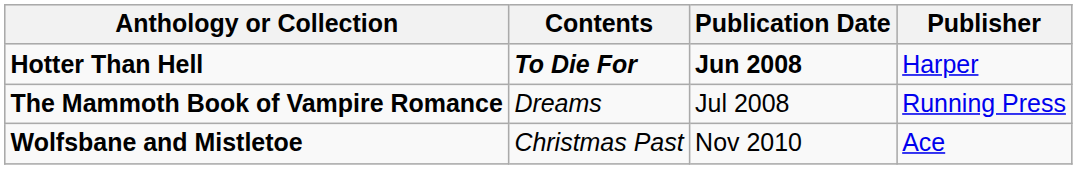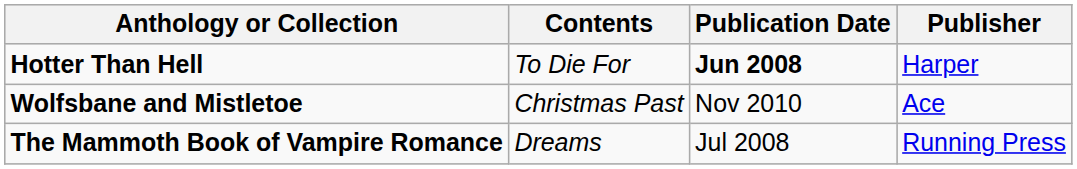(576, 63) bold -> (572, 63) normal
rows swapped: (257, 103) <-> (157, 143)
